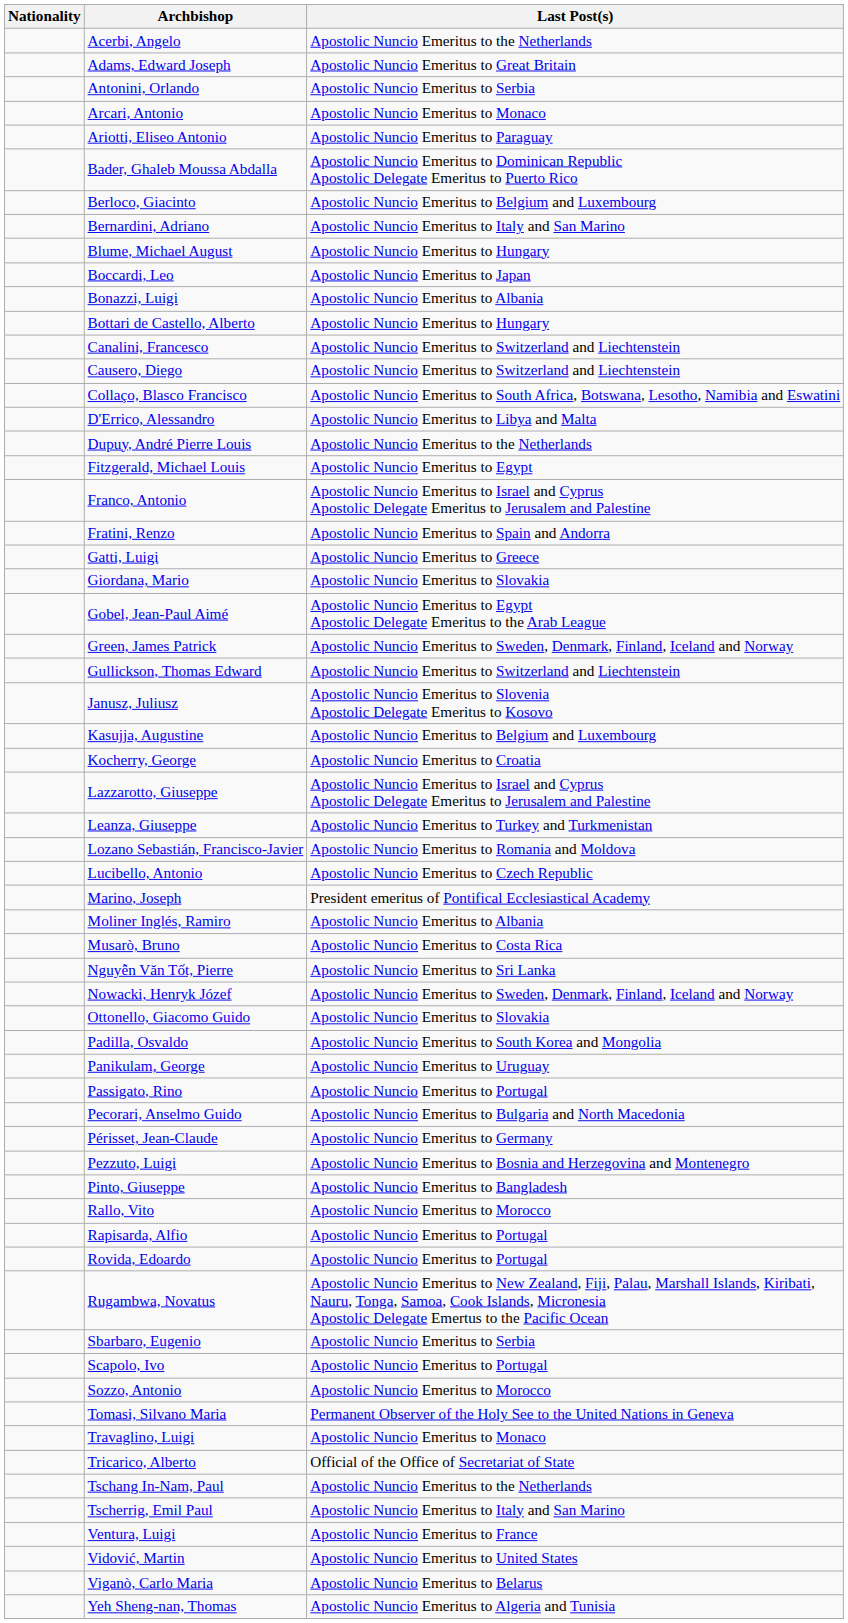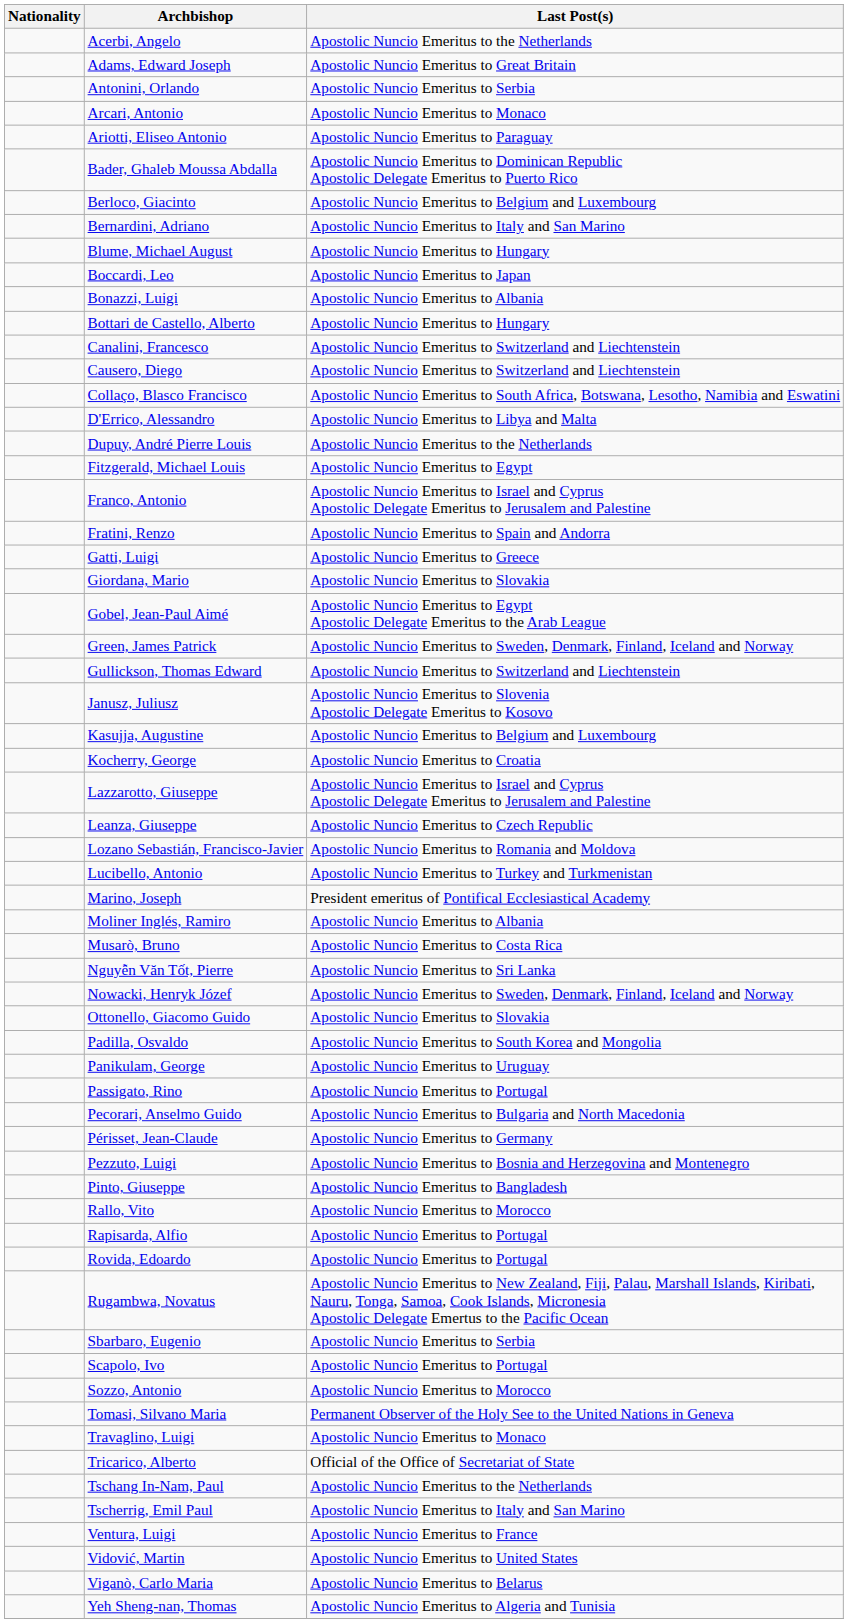(481, 825) Apostolic Nuncio Emeritus to Turkey and Turkmenistan -> (452, 825) Apostolic Nuncio Emeritus to Czech Republic
(452, 873) Apostolic Nuncio Emeritus to Czech Republic -> (481, 873) Apostolic Nuncio Emeritus to Turkey and Turkmenistan
